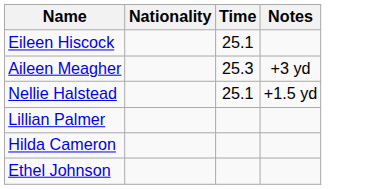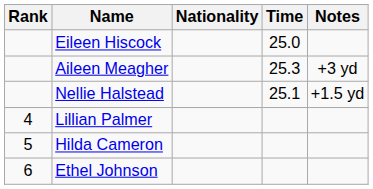+ column: (28, 17)
(238, 42) 25.1 -> (285, 42) 25.0
